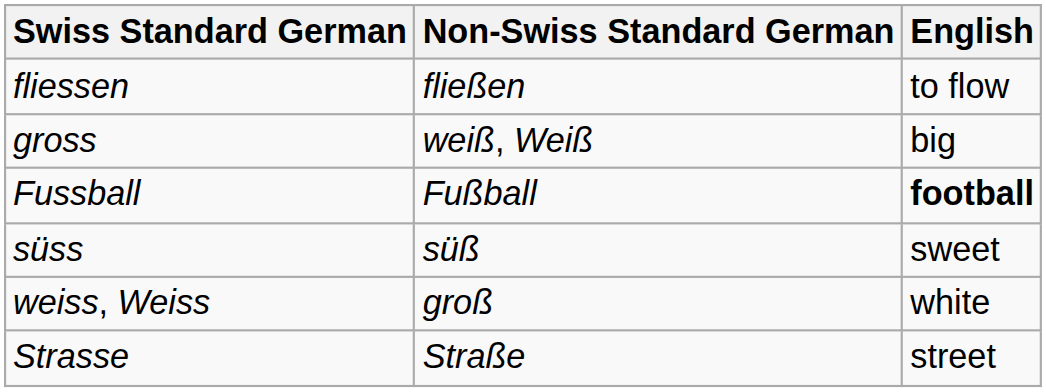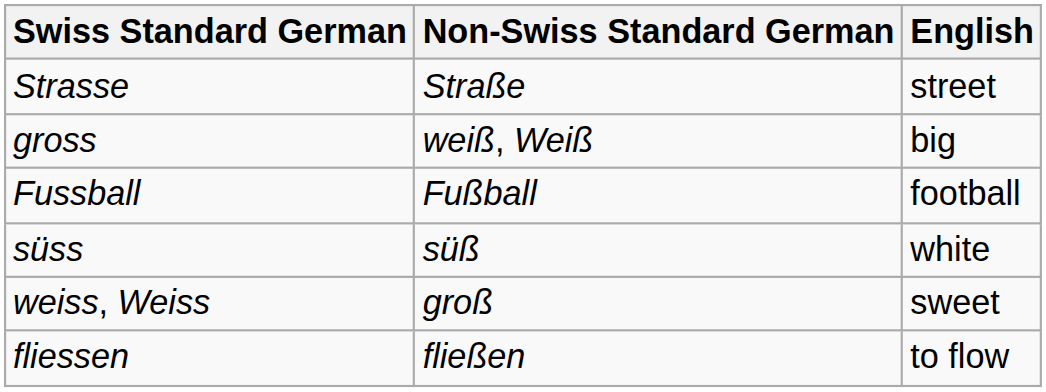rows swapped: (71, 357) <-> (71, 85)
(972, 194) bold -> (965, 194) normal
(955, 248) sweet -> (950, 248) white
(950, 303) white -> (955, 303) sweet
